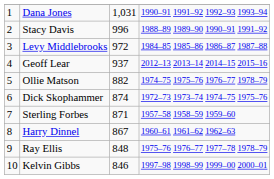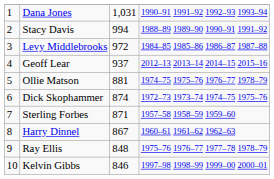(120, 30) 996 -> (120, 30) 994
(120, 81) 882 -> (120, 81) 881
